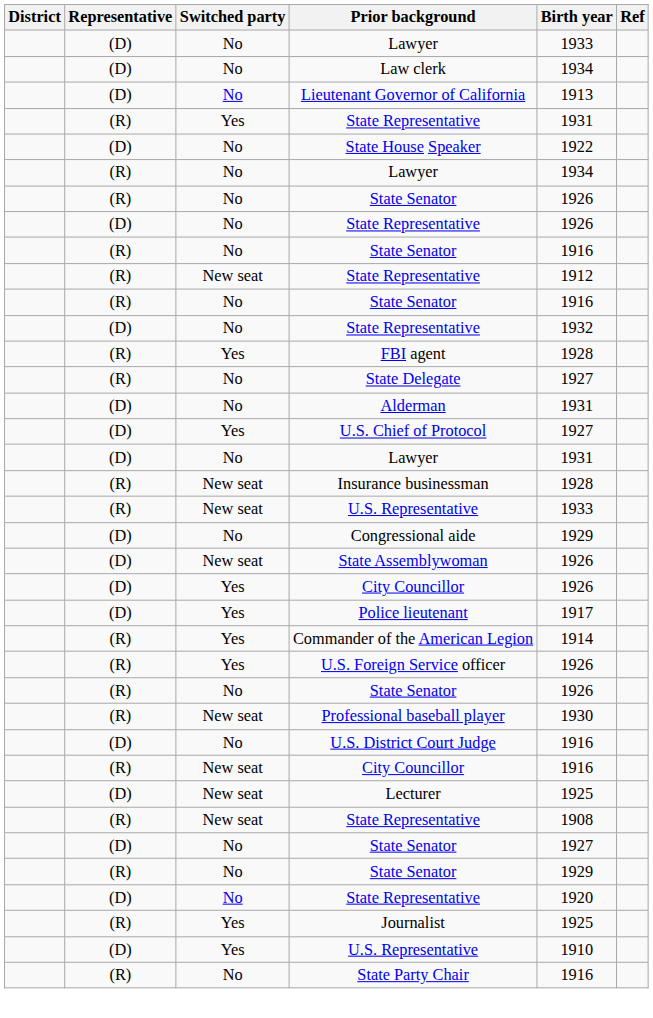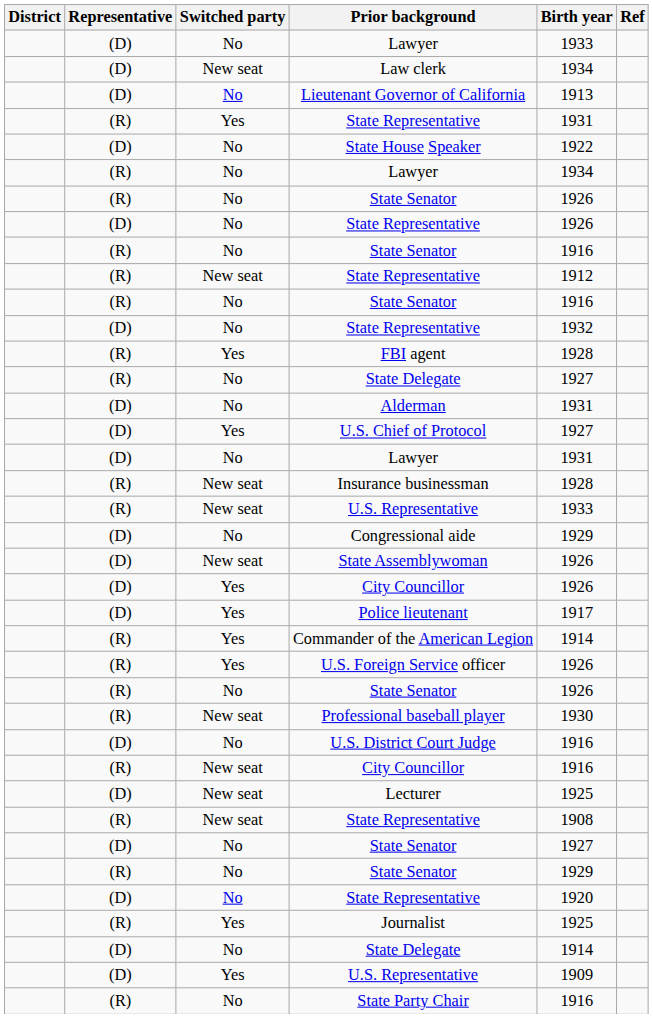(233, 69) No -> (233, 69) New seat
+ row: (120, 949)
(577, 949) 1910 -> (577, 975) 1909
